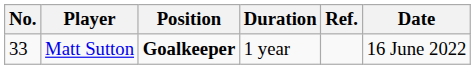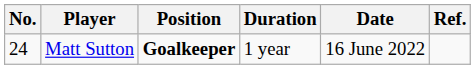columns swapped: (417, 19) <-> (342, 19)
(18, 49) 33 -> (18, 49) 24
